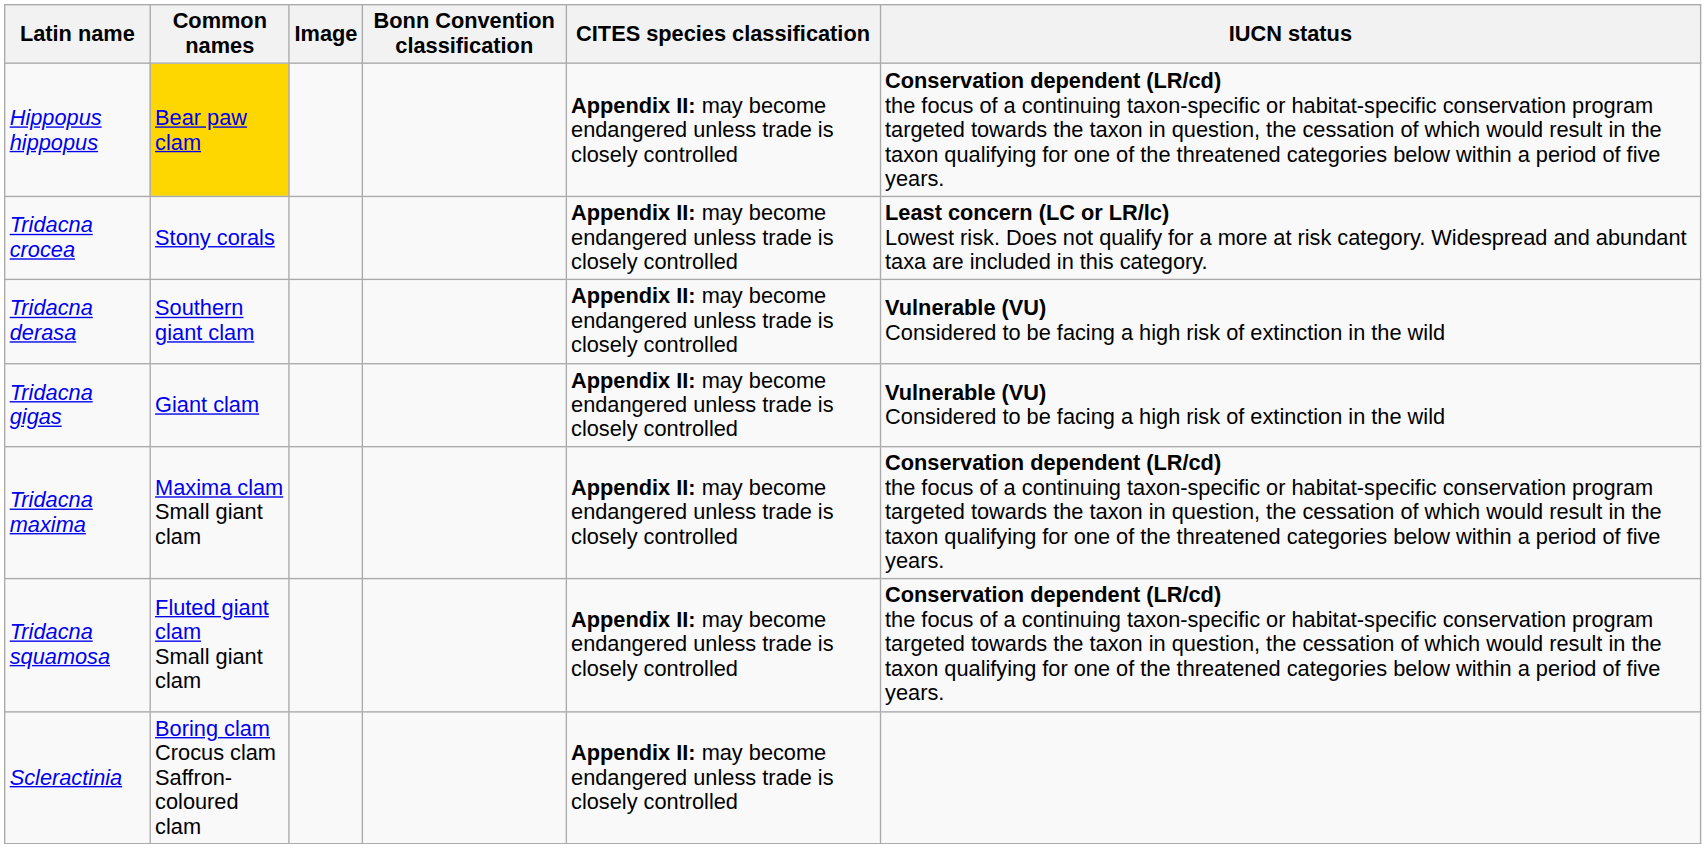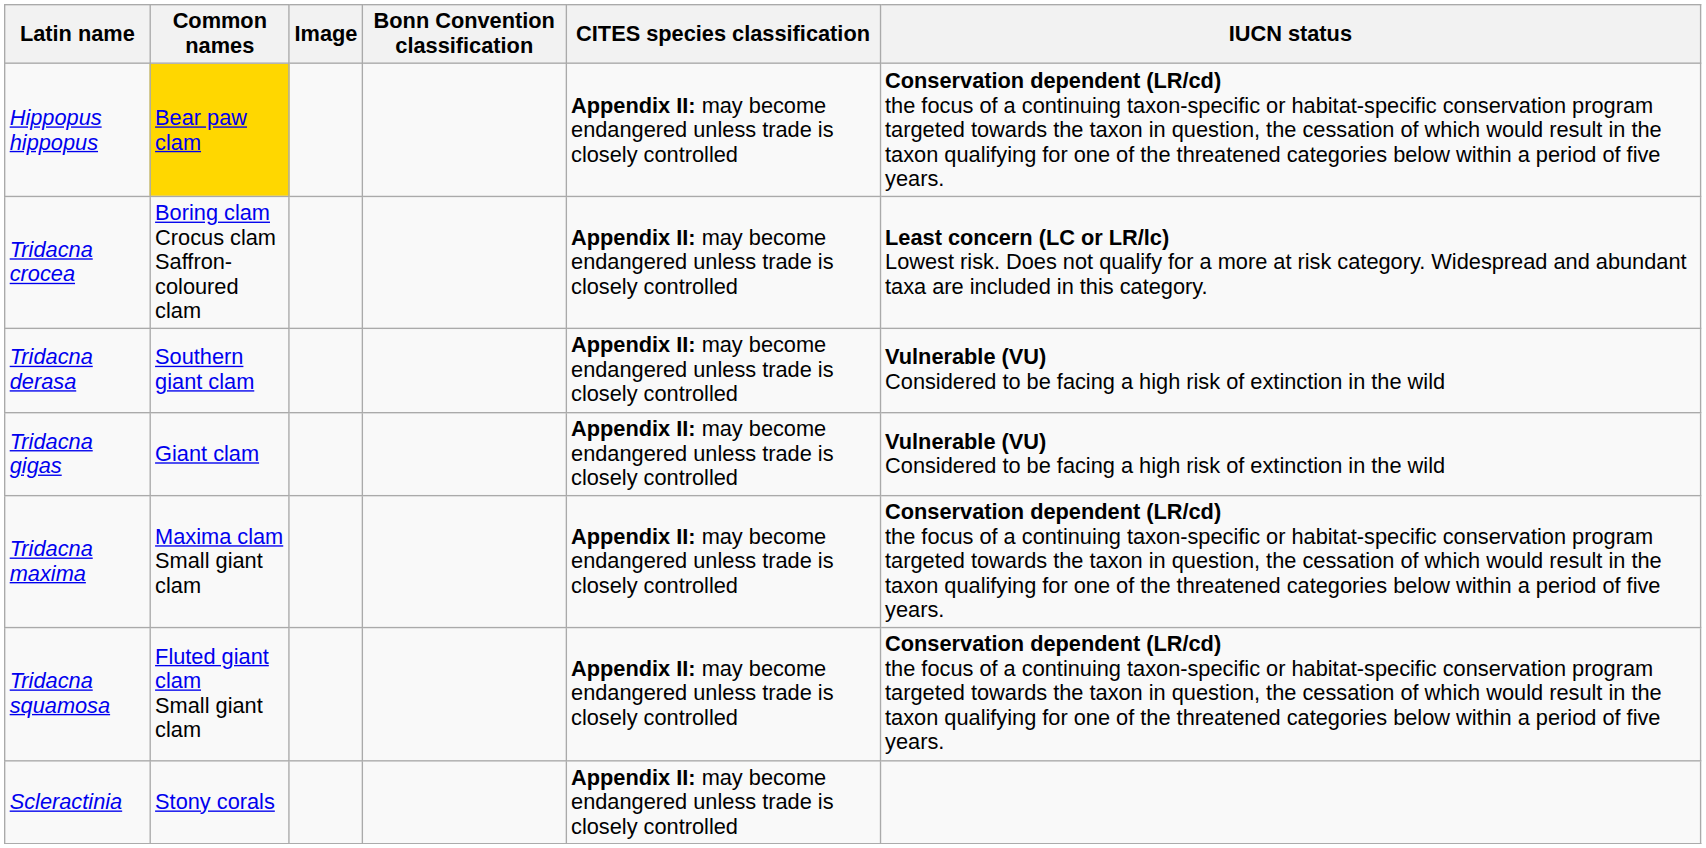(215, 237) Stony corals -> (216, 262) Boring clam Crocus clam Saffron-coloured clam
(216, 777) Boring clam Crocus clam Saffron-coloured clam -> (215, 801) Stony corals
